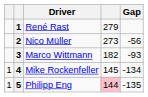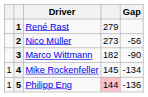(134, 56) -93 -> (134, 56) -90
(132, 85) -135 -> (132, 85) -136
